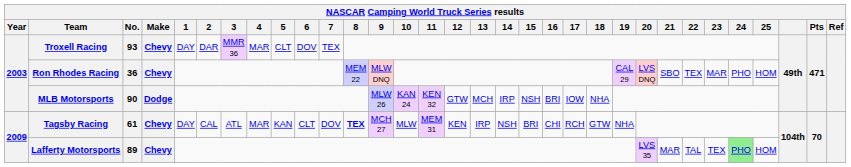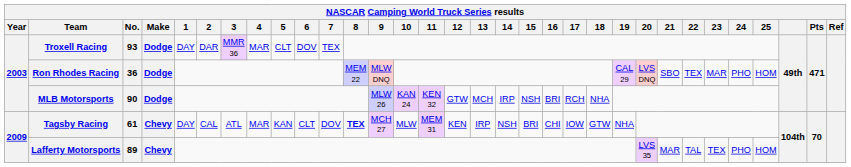(158, 47) Chevy -> (158, 47) Dodge
(158, 73) Chevy -> (158, 73) Dodge
(575, 99) IOW -> (575, 99) RCH
(575, 124) RCH -> (575, 124) IOW
(741, 150) lightgreen background -> (741, 150) no background
